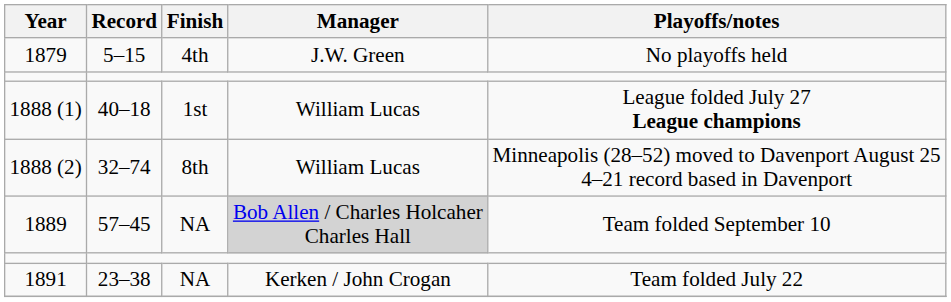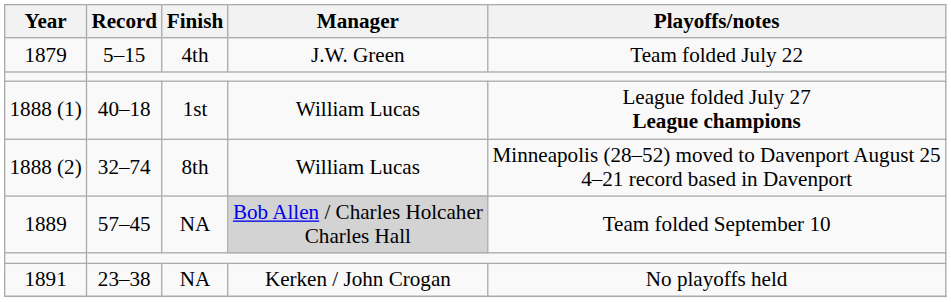(717, 54) No playoffs held -> (717, 54) Team folded July 22
(717, 279) Team folded July 22 -> (717, 279) No playoffs held
